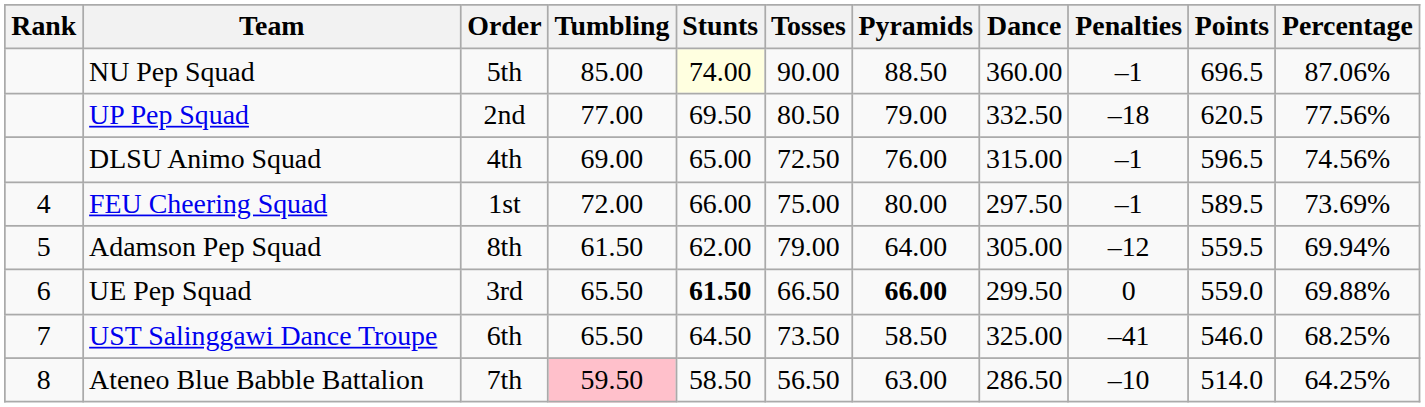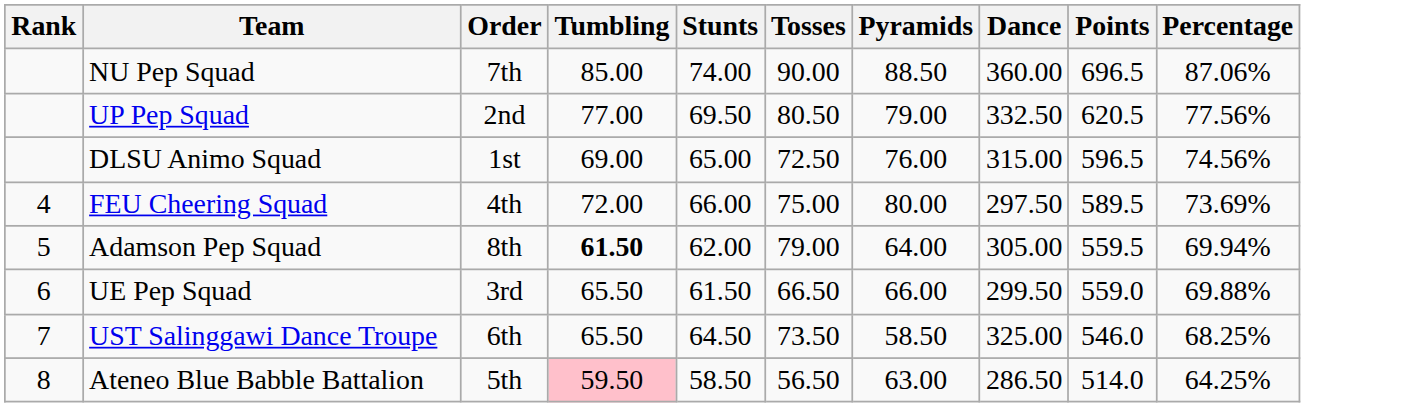- column: (1129, 26)
(504, 70) 5th -> (504, 70) 7th
(720, 70) lightyellow background -> (720, 70) no background
(504, 159) 4th -> (504, 159) 1st
(504, 203) 1st -> (504, 203) 4th
(612, 247) normal -> (612, 247) bold
(720, 291) bold -> (720, 291) normal
(916, 291) bold -> (916, 291) normal
(504, 379) 7th -> (504, 379) 5th
